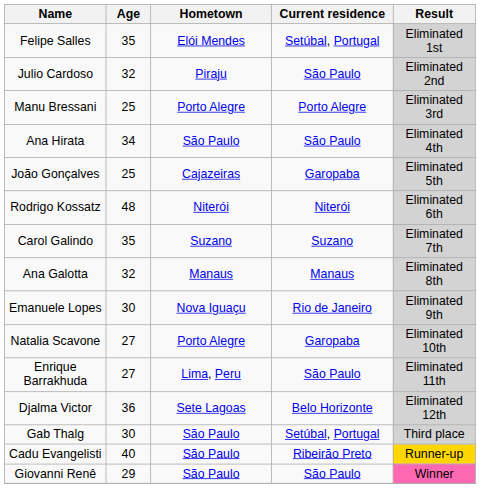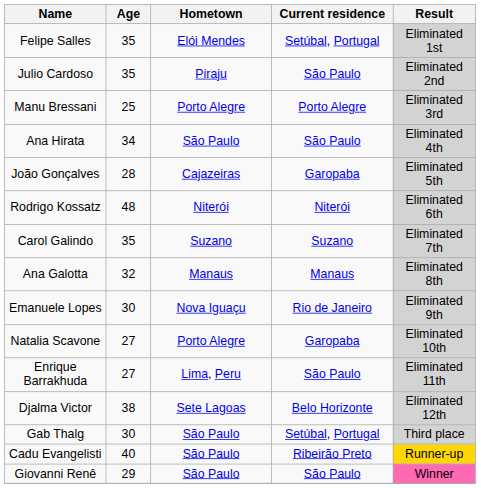(128, 74) 32 -> (128, 74) 35
(128, 174) 25 -> (128, 174) 28
(128, 408) 36 -> (128, 408) 38
